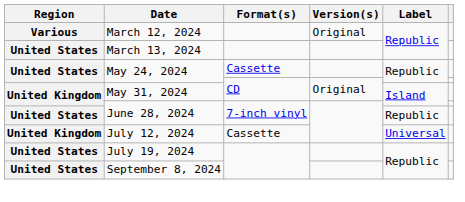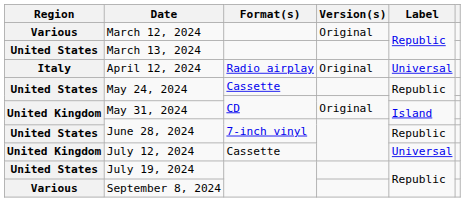+ row: (154, 68)
(54, 170) United States -> (54, 188) Various
